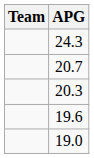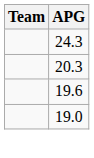- row: (69, 66)
